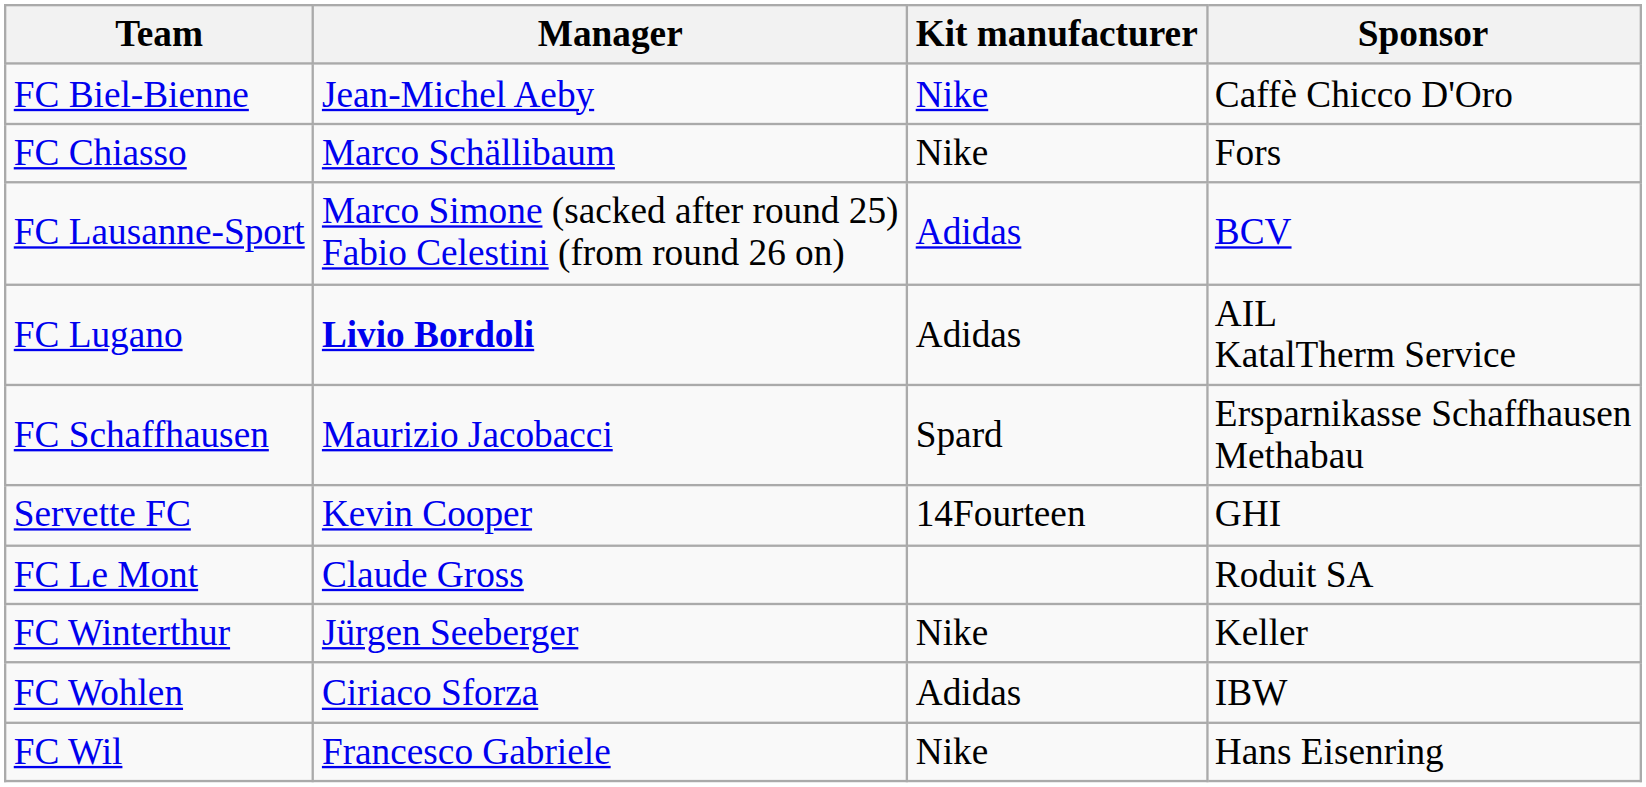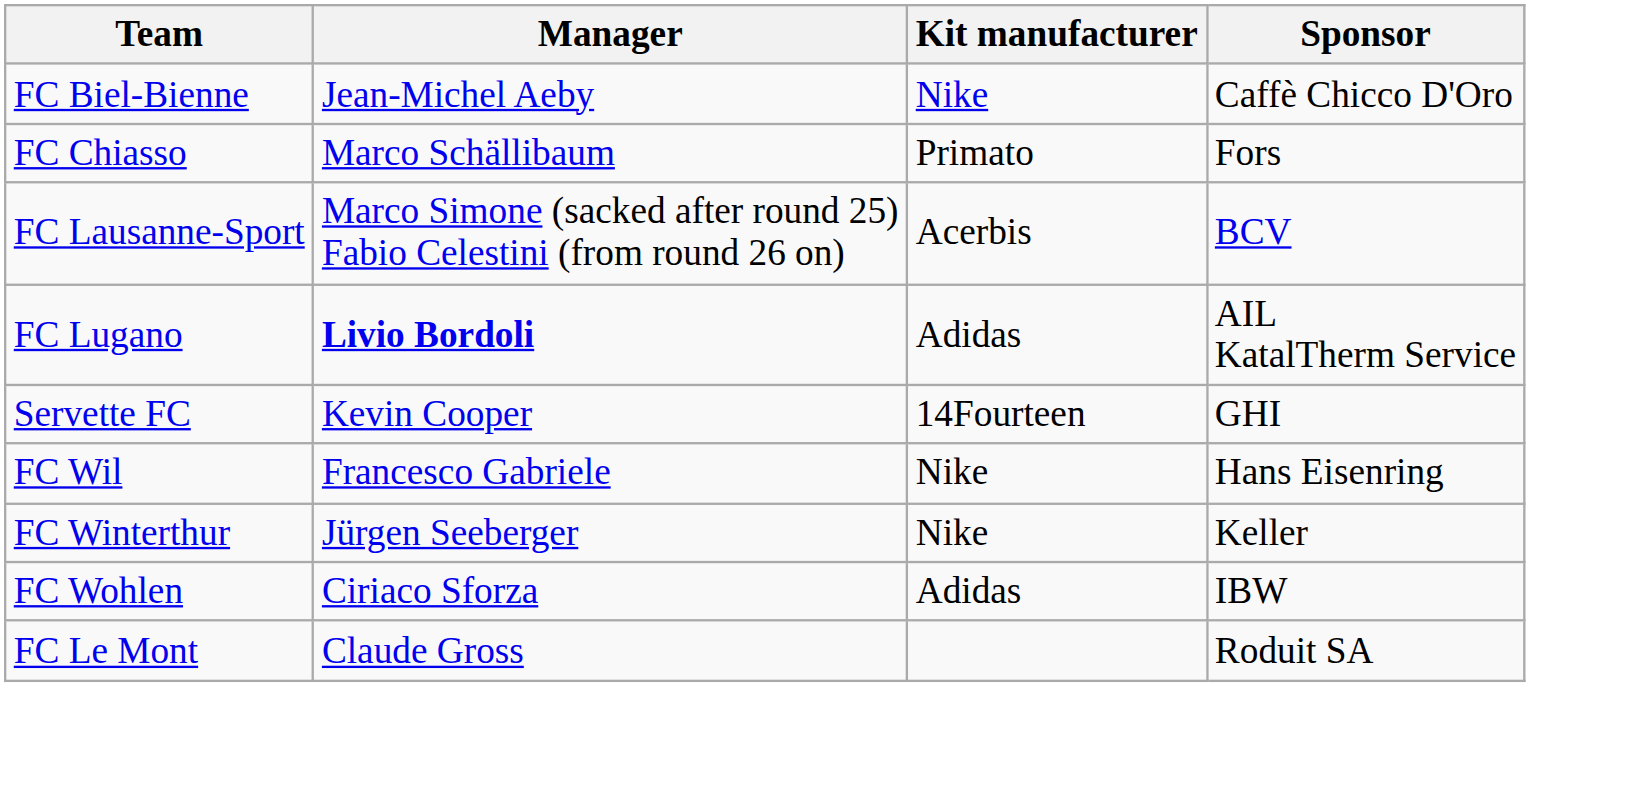(952, 152) Nike -> (975, 152) Primato
(969, 232) Adidas -> (974, 232) Acerbis
- row: (141, 434)
rows swapped: (68, 751) <-> (106, 573)
